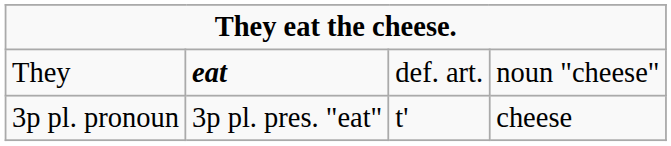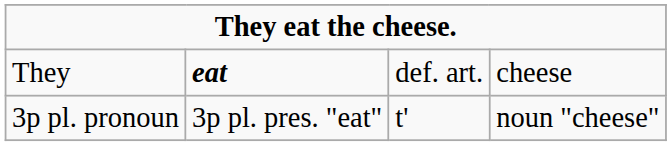(578, 72) noun "cheese" -> (534, 72) cheese
(534, 117) cheese -> (578, 117) noun "cheese"
